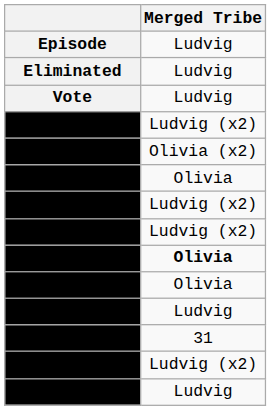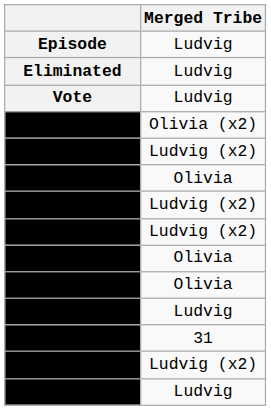rows swapped: (43, 151) <-> (38, 125)
(203, 258) bold -> (203, 258) normal
